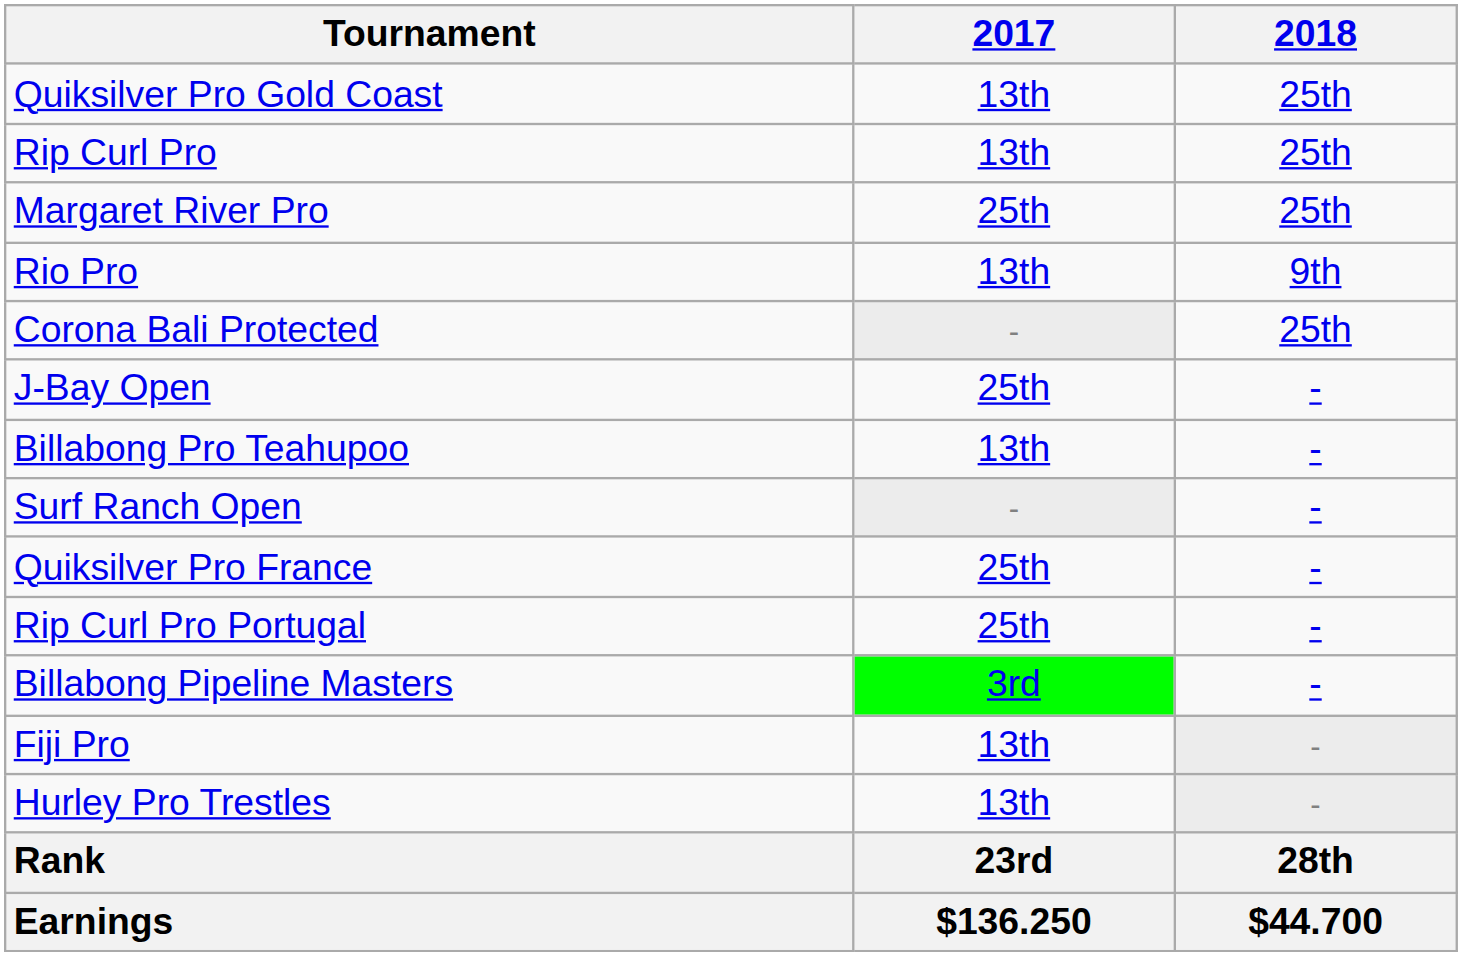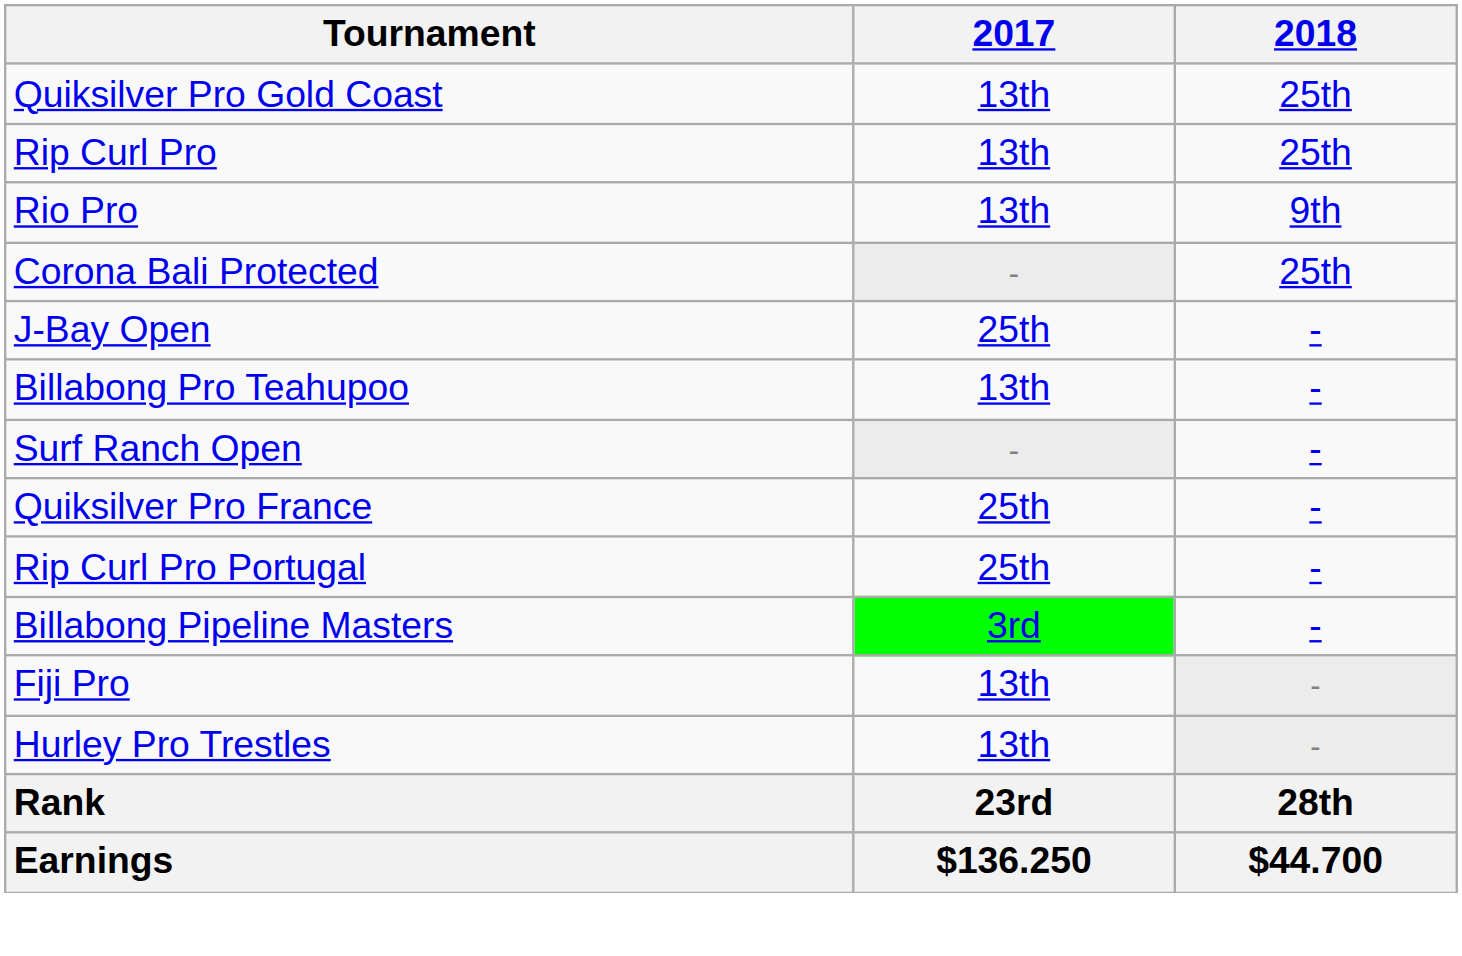- row: (171, 211)
